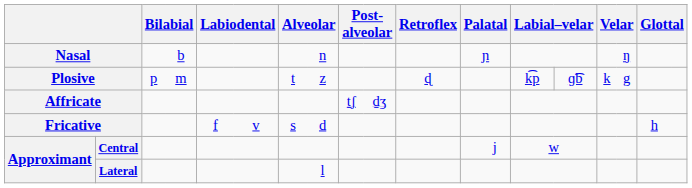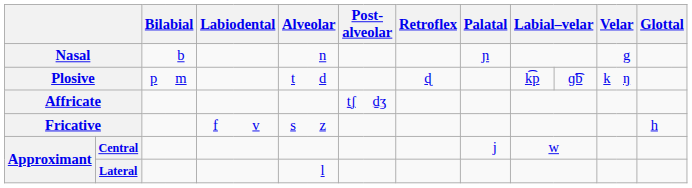(627, 55) ŋ -> (627, 55) g
(323, 78) z -> (323, 78) d
(627, 78) g -> (627, 78) ŋ
(323, 124) d -> (323, 124) z
